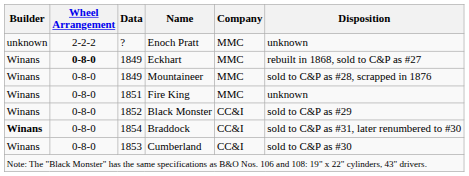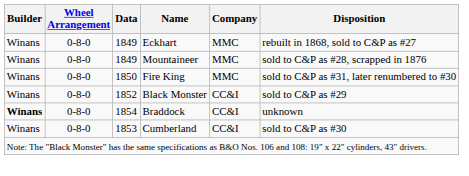- row: (173, 42)
(84, 59) bold -> (79, 42) normal
(131, 94) 1851 -> (126, 77) 1850
(288, 94) unknown -> (359, 77) sold to C&P as #31, later renumbered to #30
(364, 128) sold to C&P as #31, later renumbered to #30 -> (283, 111) unknown
